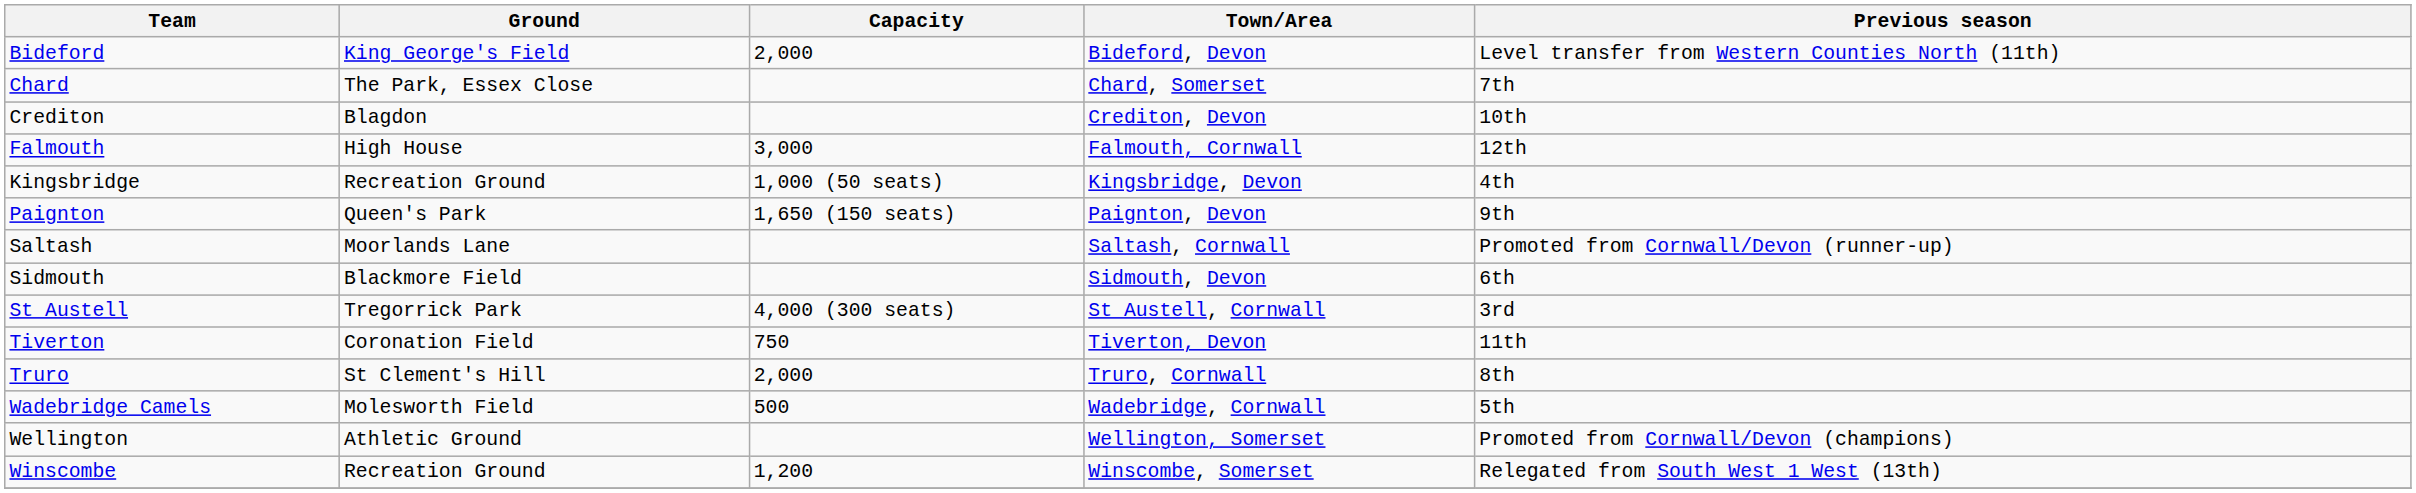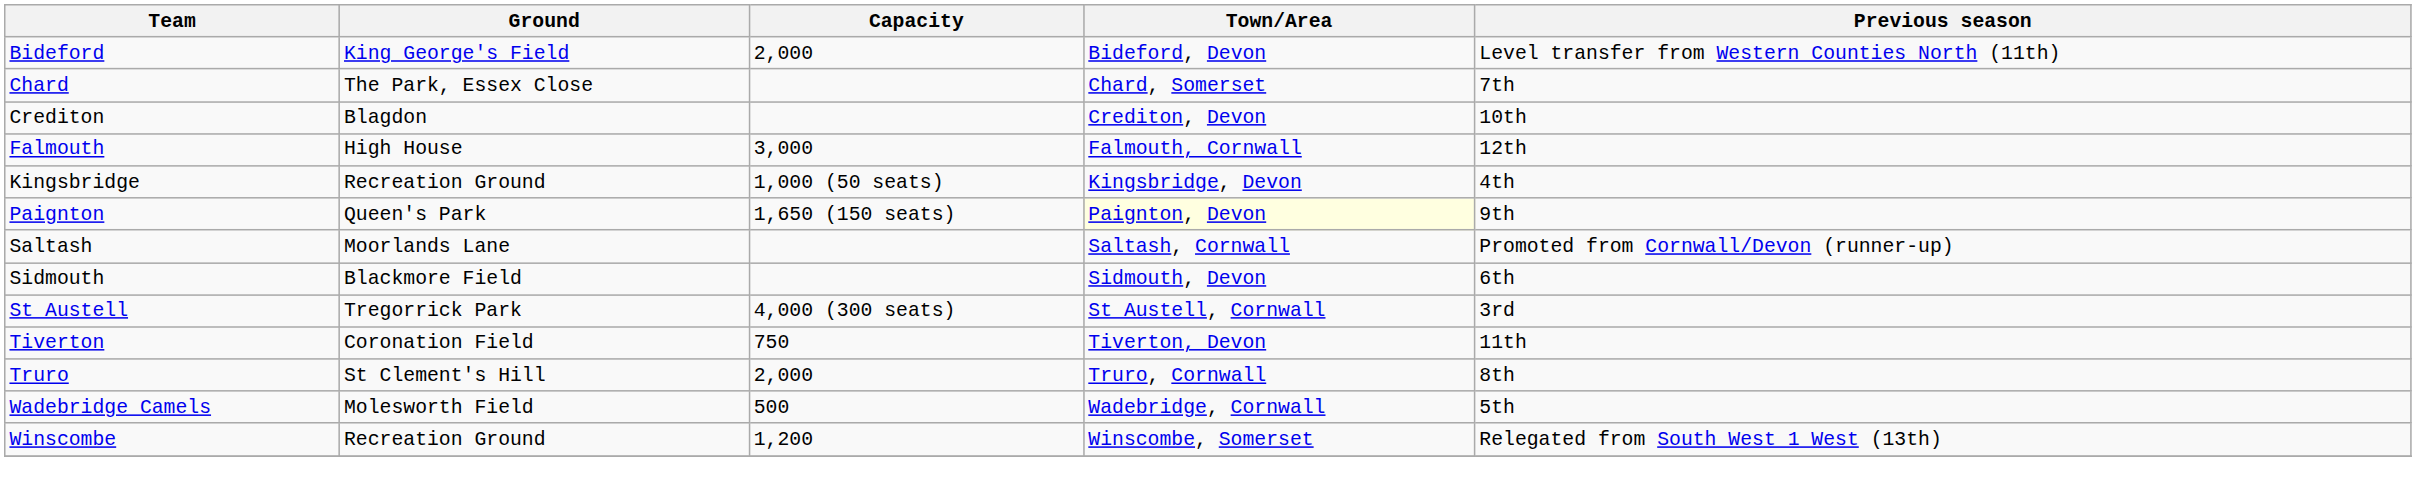(1177, 214) no background -> (1177, 214) lightyellow background
- row: (69, 440)
